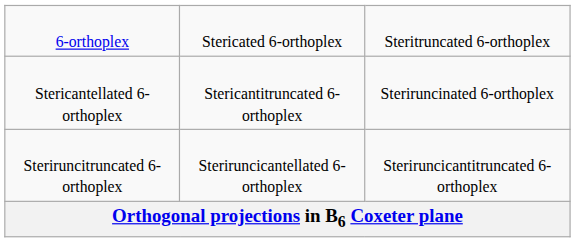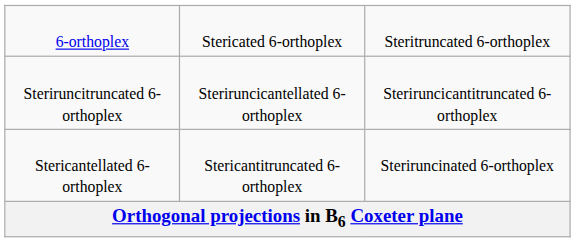rows swapped: (92, 104) <-> (92, 176)
